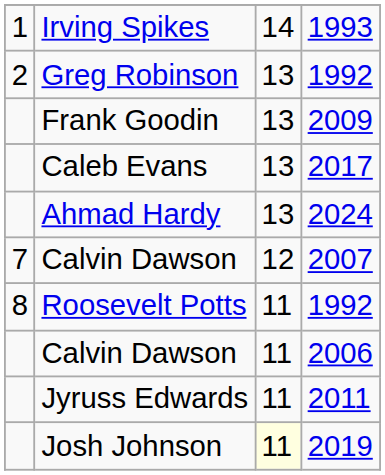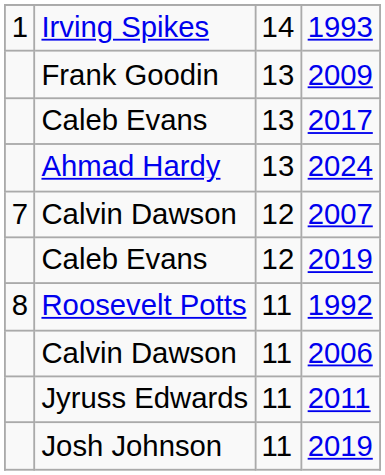- row: (140, 74)
+ row: (124, 259)
(277, 445) lightyellow background -> (277, 445) no background
